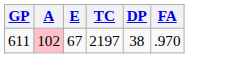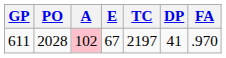+ column: (52, 16)
(137, 40) 38 -> (174, 40) 41
